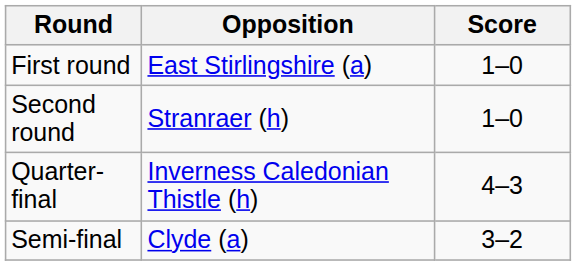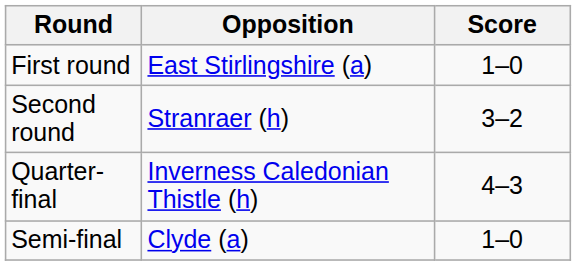(502, 118) 1–0 -> (502, 118) 3–2
(502, 239) 3–2 -> (502, 239) 1–0
